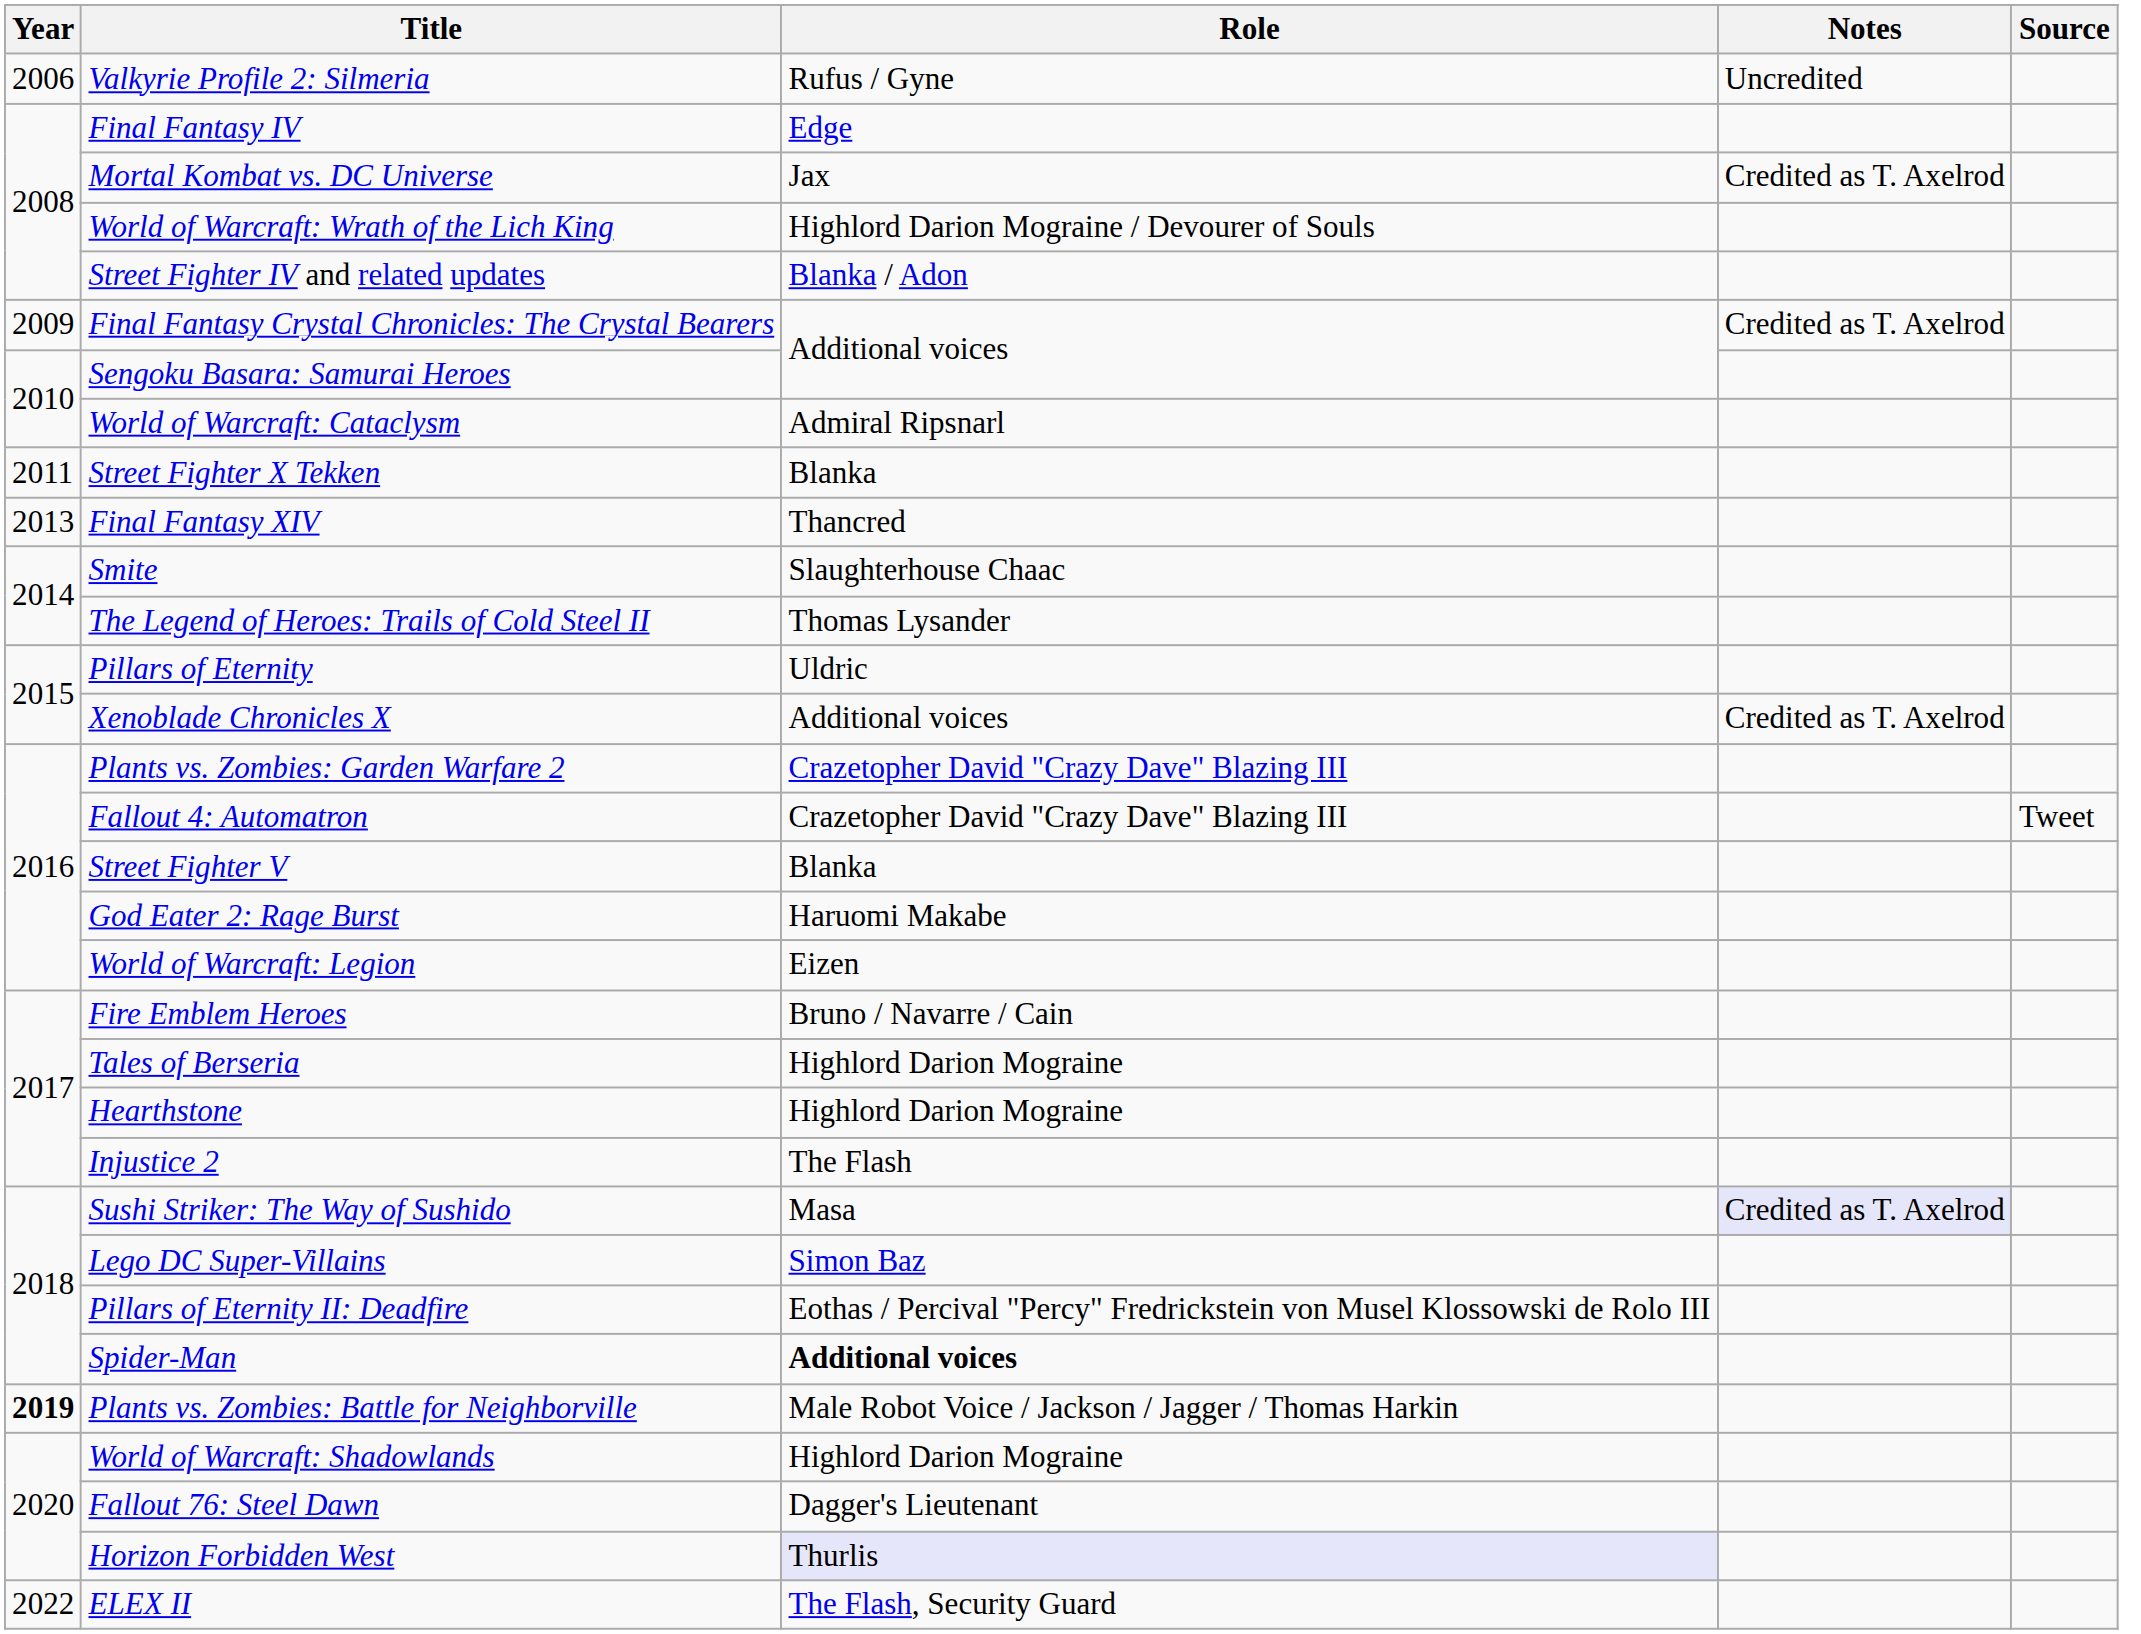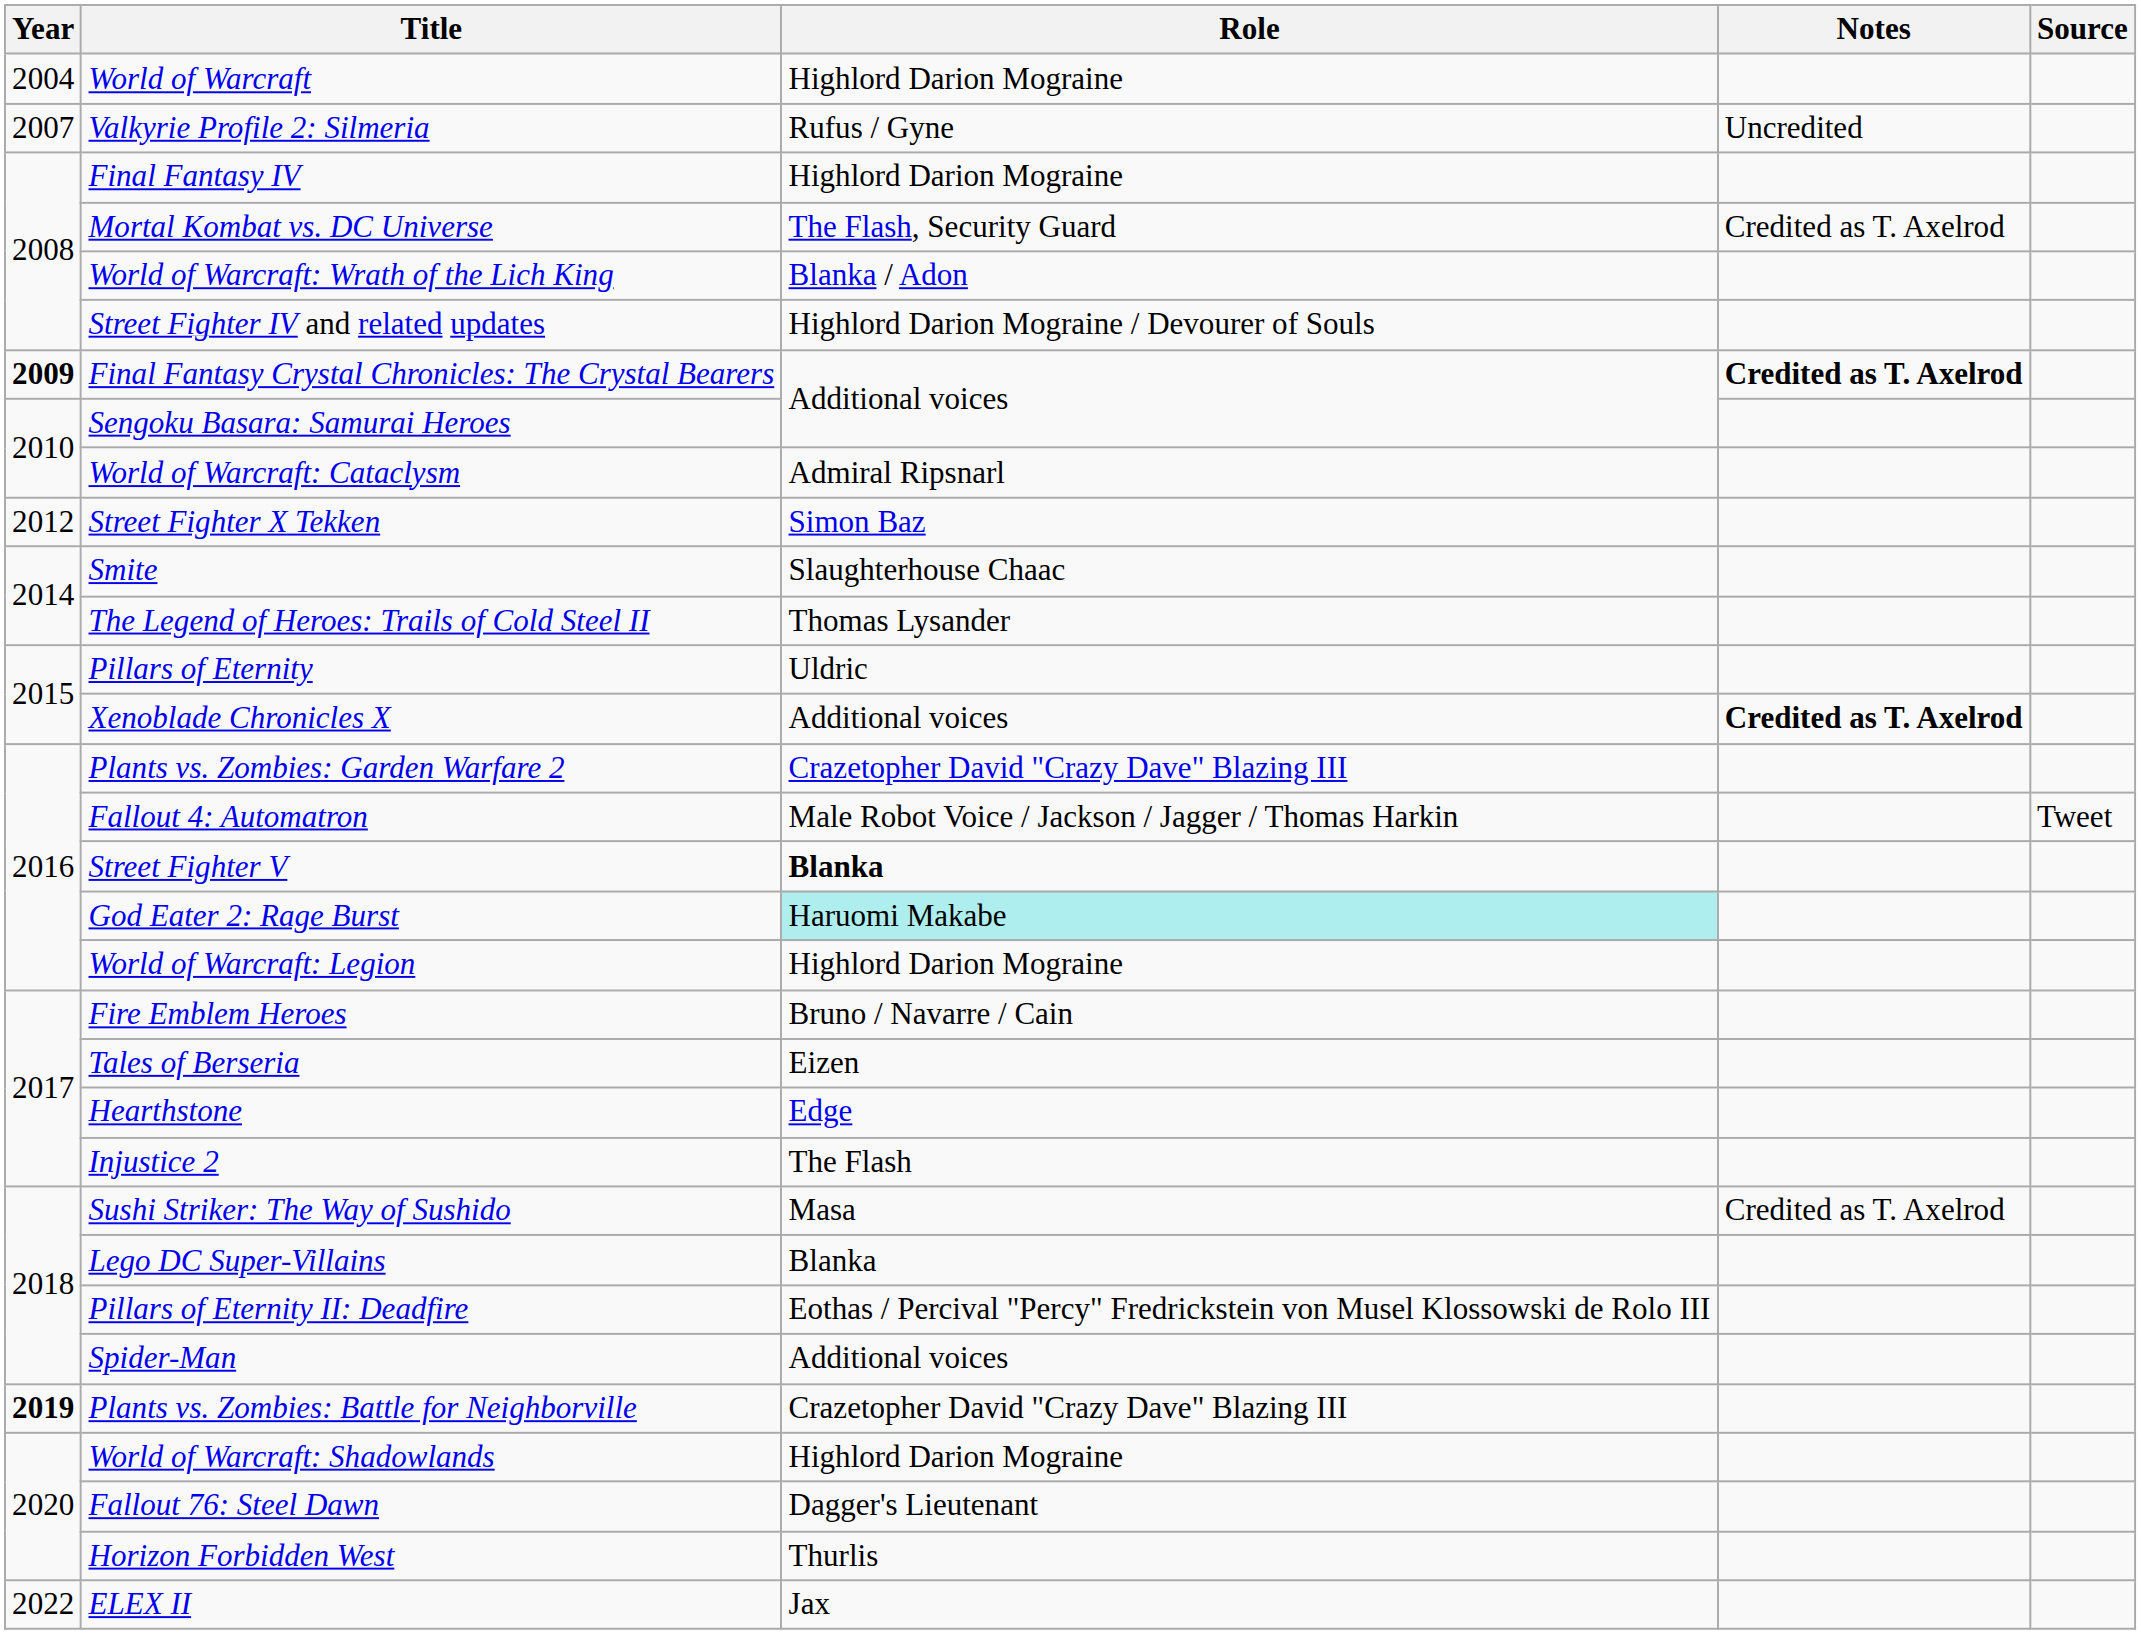+ row: (200, 78)
(43, 78) 2006 -> (43, 127) 2007
(820, 127) Edge -> (956, 176) Highlord Darion Mograine
(809, 176) Jax -> (952, 226) The Flash, Security Guard
(1082, 226) Highlord Darion Mograine / Devourer of Souls -> (878, 275) Blanka / Adon
(878, 275) Blanka / Adon -> (1082, 324) Highlord Darion Mograine / Devourer of Souls
(43, 324) normal -> (43, 373) bold
(1865, 324) normal -> (1874, 373) bold
(43, 472) 2011 -> (43, 521) 2012
(833, 472) Blanka -> (857, 521) Simon Baz
- row: (204, 521)
(1865, 718) normal -> (1874, 718) bold
(1068, 816) Crazetopher David "Crazy Dave" Blazing III -> (1123, 816) Male Robot Voice / Jackson / Jagger / Thomas Harkin
(833, 865) normal -> (836, 865) bold
(898, 915) no background -> (898, 915) paleturquoise background
(824, 964) Eizen -> (956, 964) Highlord Darion Mograine
(956, 1062) Highlord Darion Mograine -> (824, 1062) Eizen
(956, 1112) Highlord Darion Mograine -> (820, 1112) Edge
(1865, 1210) lavender background -> (1865, 1210) no background
(857, 1259) Simon Baz -> (833, 1259) Blanka
(903, 1358) bold -> (898, 1358) normal
(1123, 1407) Male Robot Voice / Jackson / Jagger / Thomas Harkin -> (1068, 1407) Crazetopher David "Crazy Dave" Blazing III
(833, 1555) lavender background -> (833, 1555) no background
(952, 1604) The Flash, Security Guard -> (809, 1604) Jax
